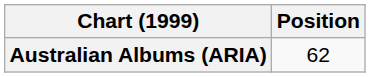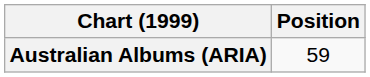(318, 54) 62 -> (318, 54) 59
